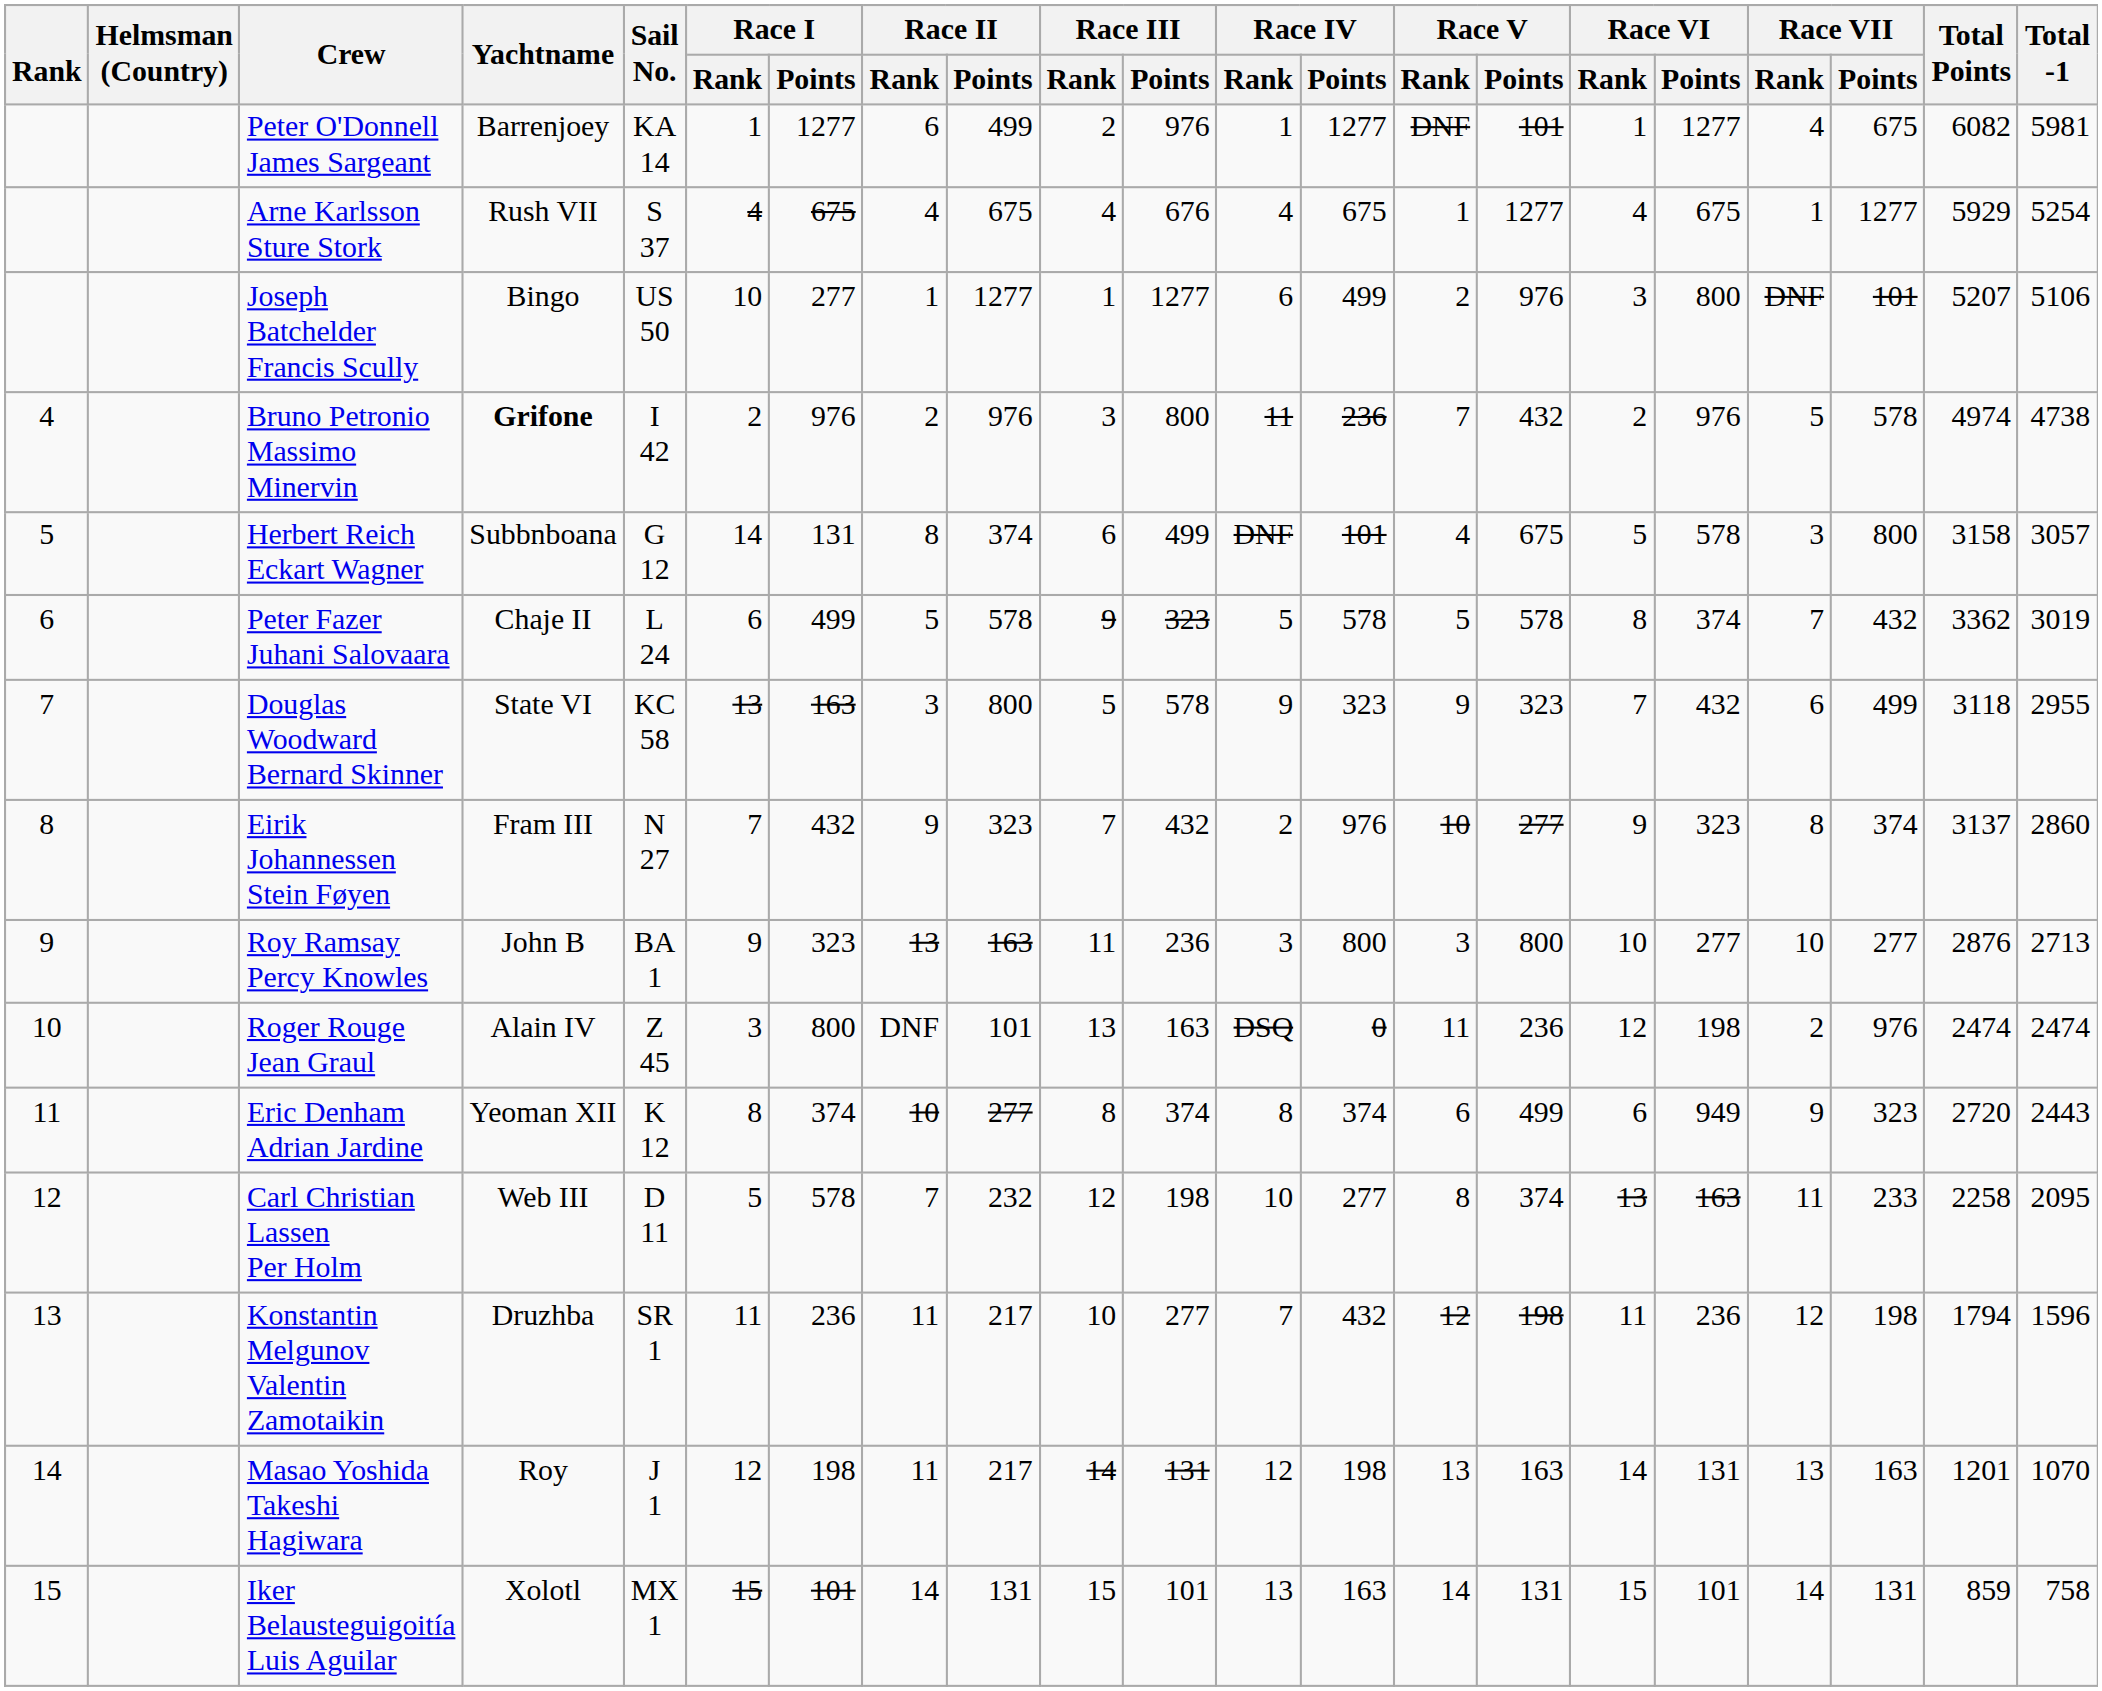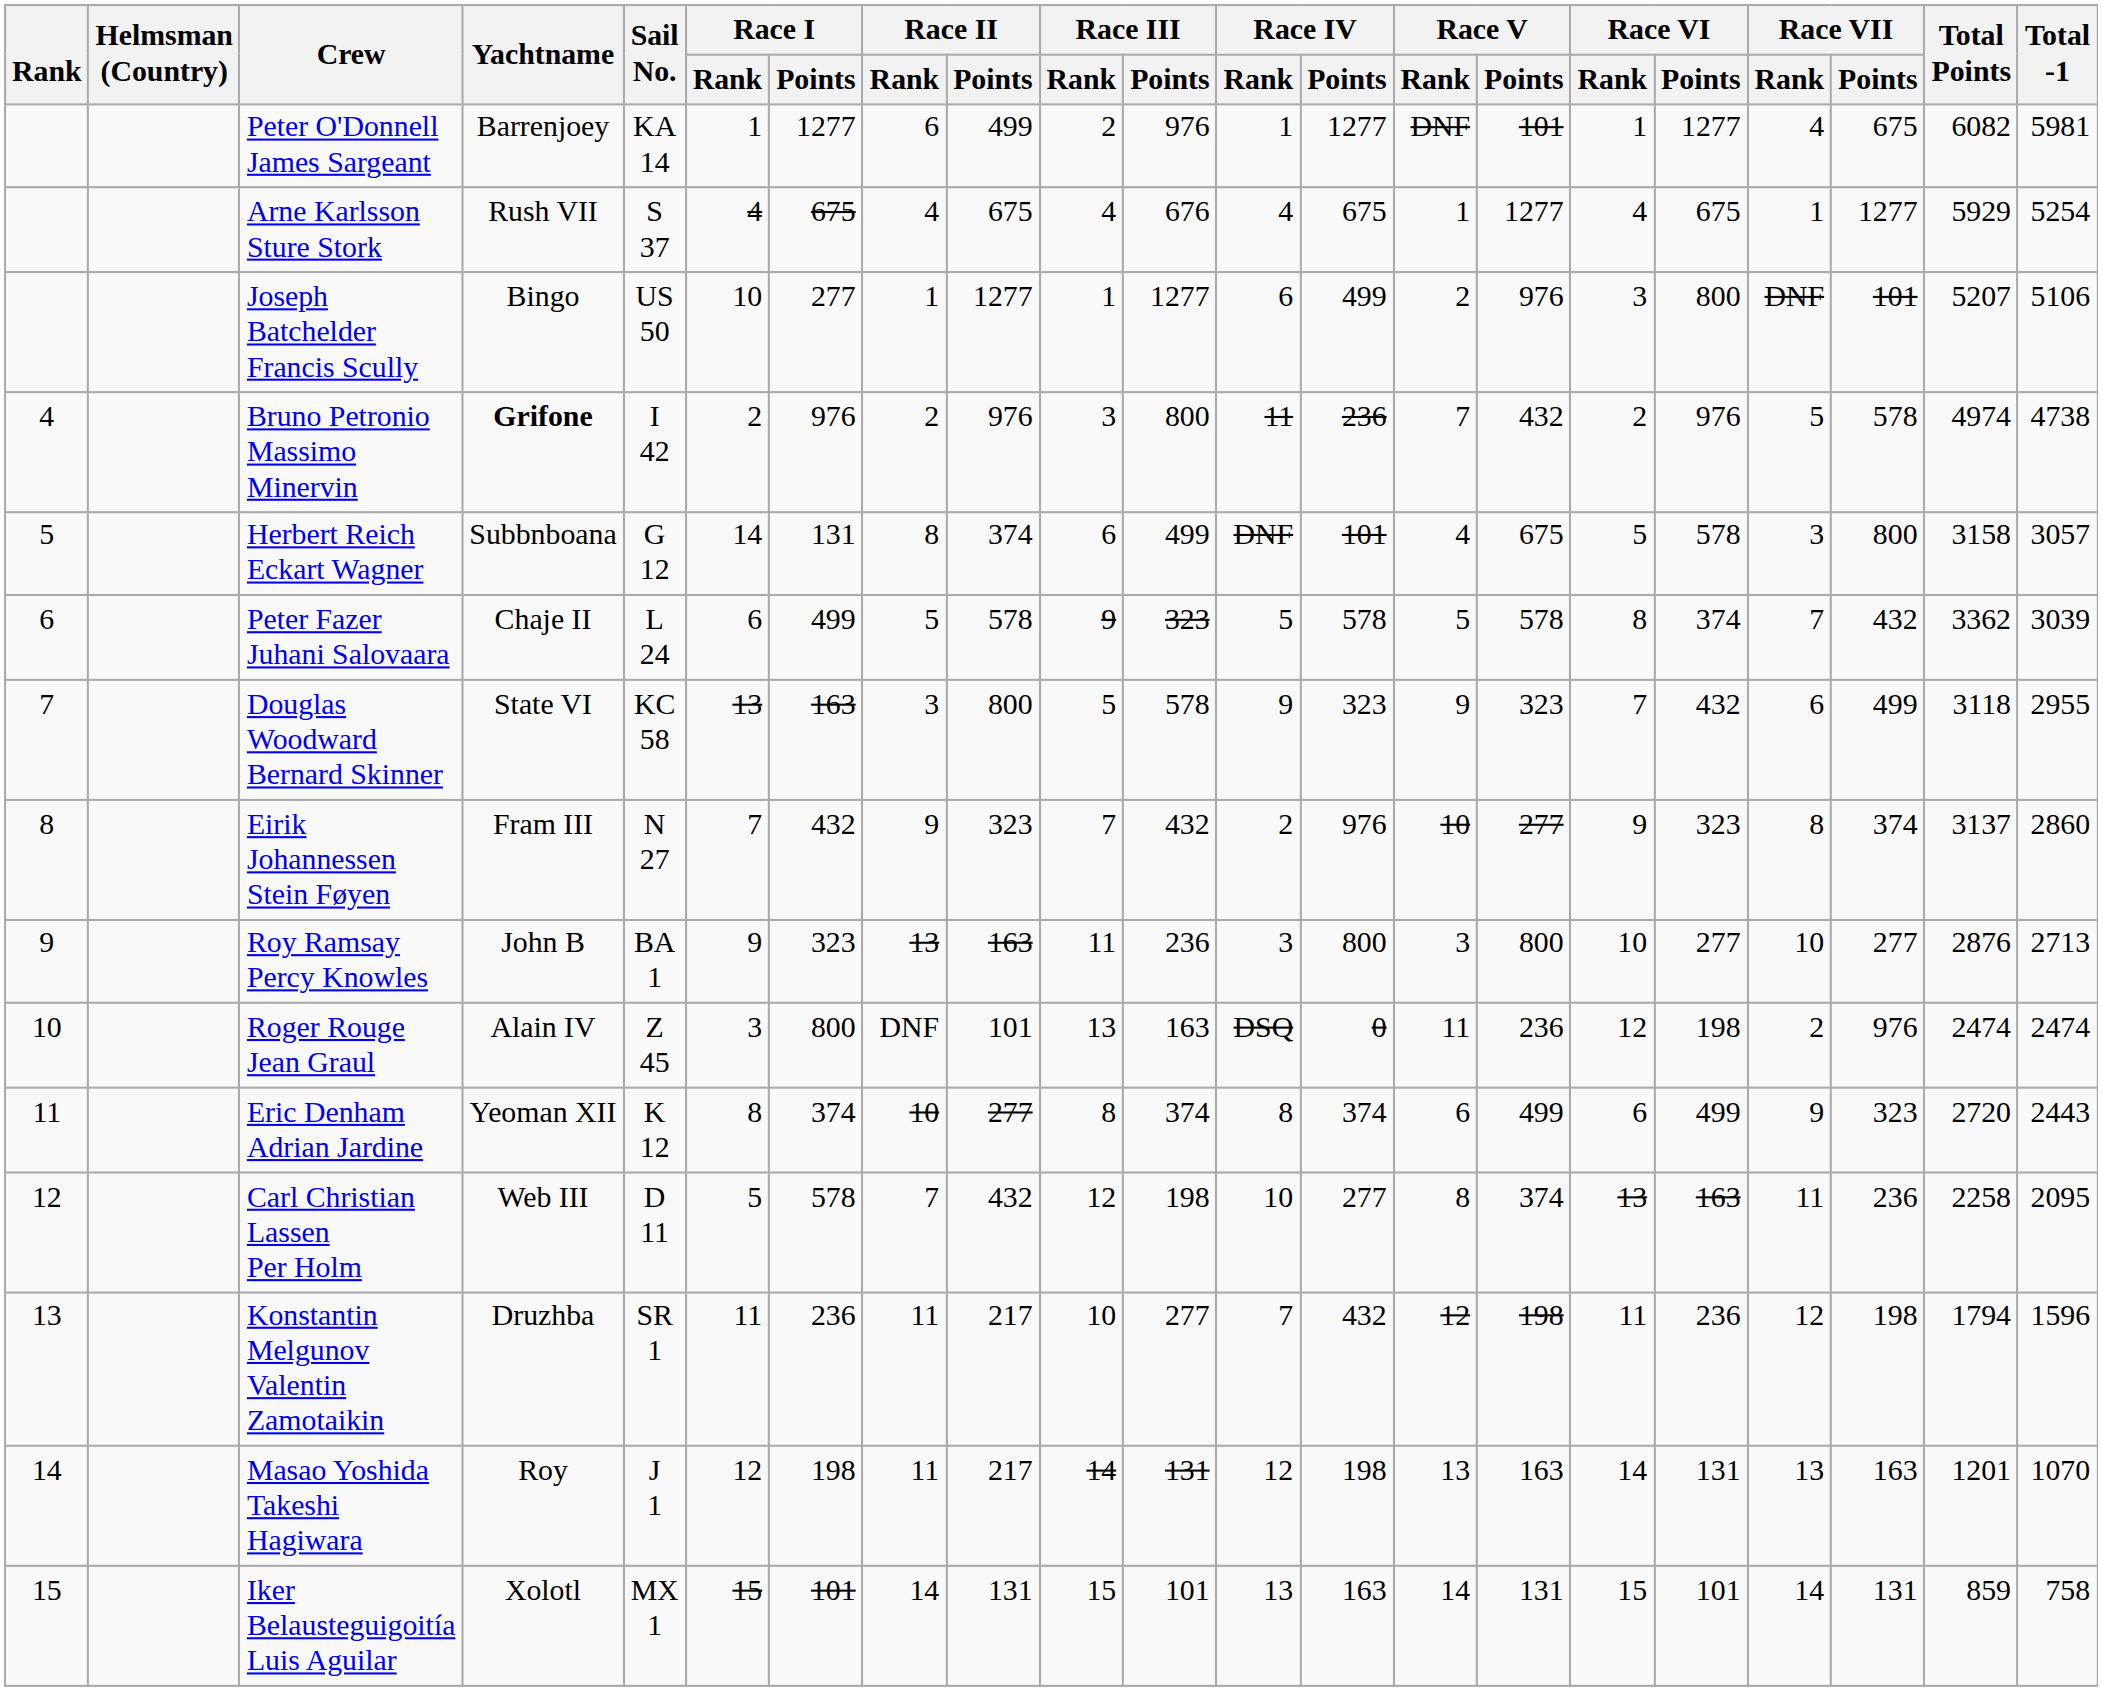(2060, 619) 3019 -> (2060, 619) 3039
(1718, 1112) 949 -> (1718, 1112) 499
(1010, 1196) 232 -> (1010, 1196) 432
(1895, 1196) 233 -> (1895, 1196) 236
